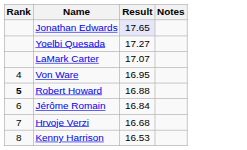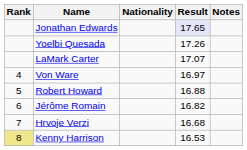+ column: (148, 12)
(137, 43) 17.27 -> (193, 43) 17.26
(137, 75) 16.95 -> (193, 75) 16.97
(19, 91) bold -> (19, 91) normal
(137, 106) 16.84 -> (193, 106) 16.82
(19, 138) no background -> (19, 138) khaki background
